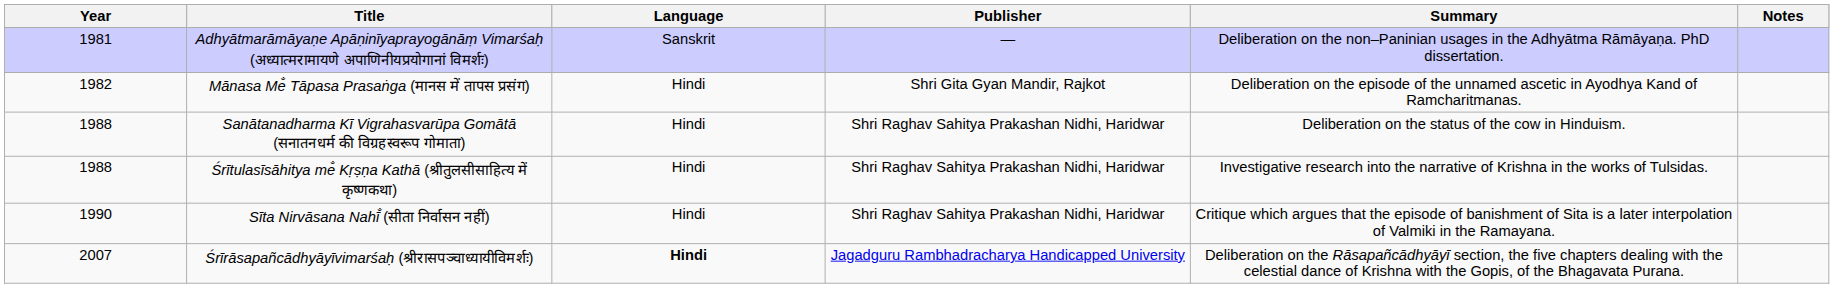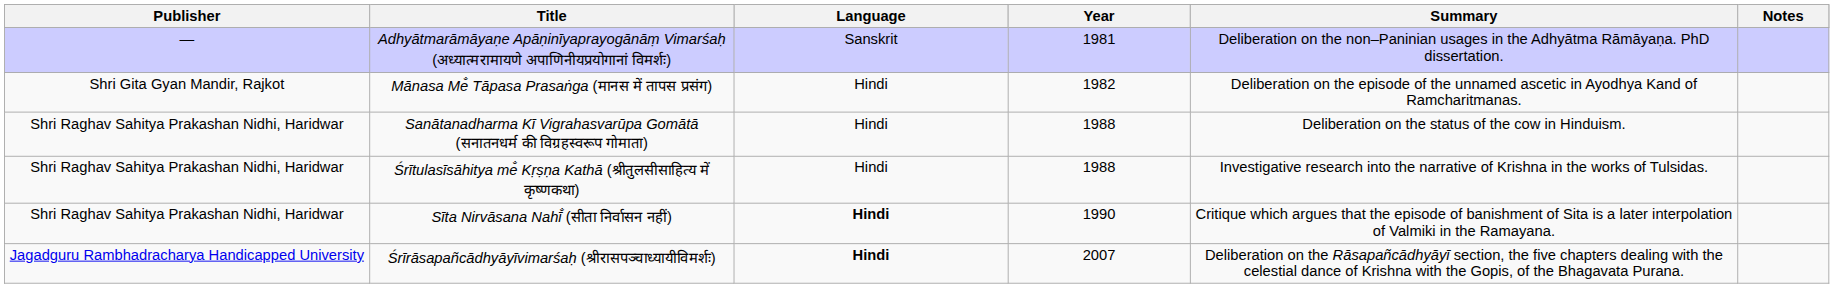columns swapped: (96, 16) <-> (1008, 16)
(689, 215) normal -> (871, 215) bold
